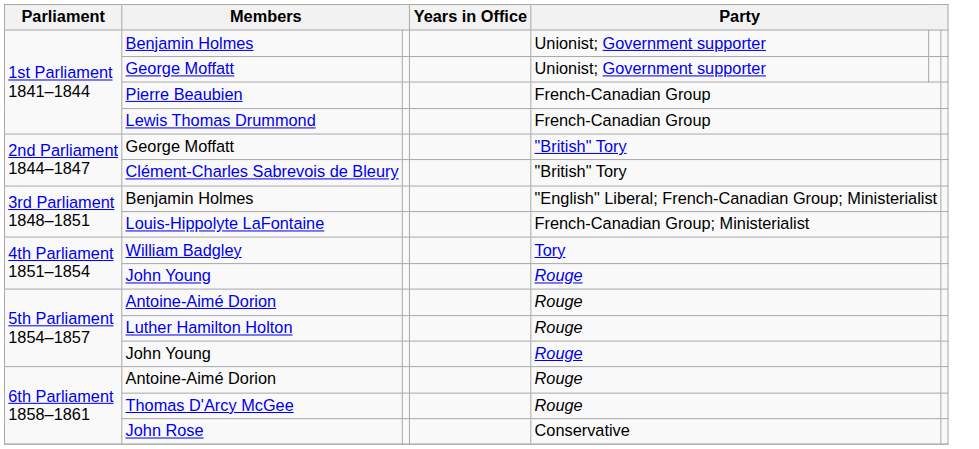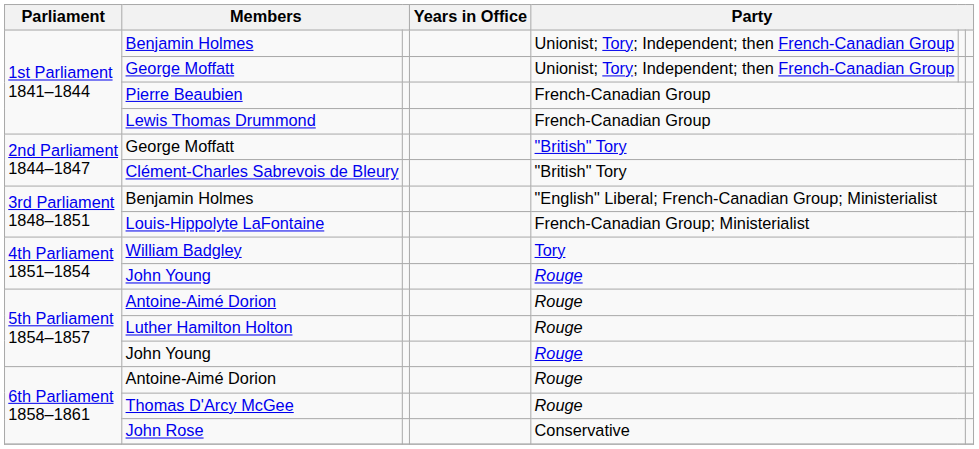(650, 43) Unionist; Government supporter -> (744, 43) Unionist; Tory; Independent; then French-Canadian Group
(650, 69) Unionist; Government supporter -> (744, 69) Unionist; Tory; Independent; then French-Canadian Group
